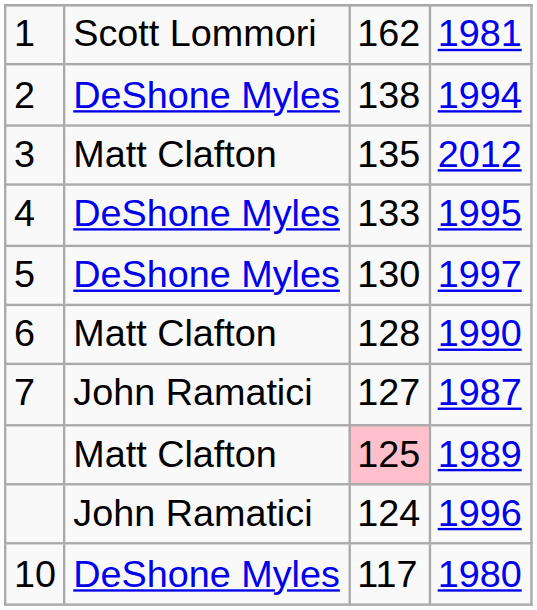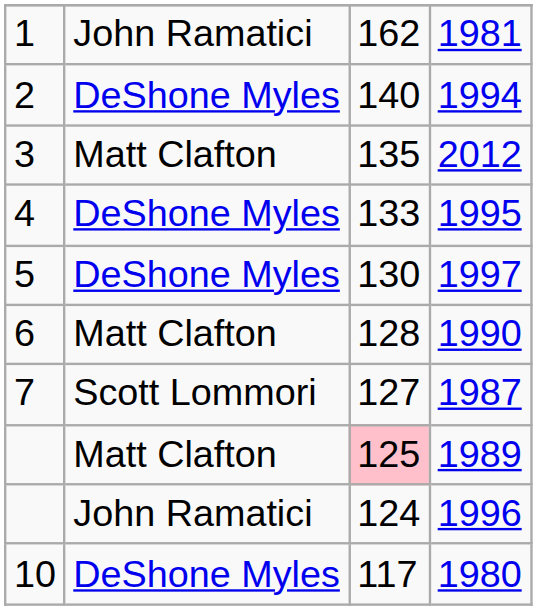(195, 34) Scott Lommori -> (193, 34) John Ramatici
(389, 94) 138 -> (389, 94) 140
(193, 393) John Ramatici -> (195, 393) Scott Lommori
